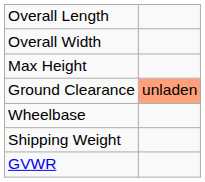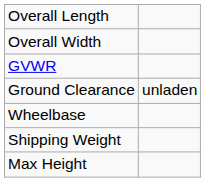rows swapped: (47, 66) <-> (32, 164)
(170, 90) lightsalmon background -> (170, 90) no background
